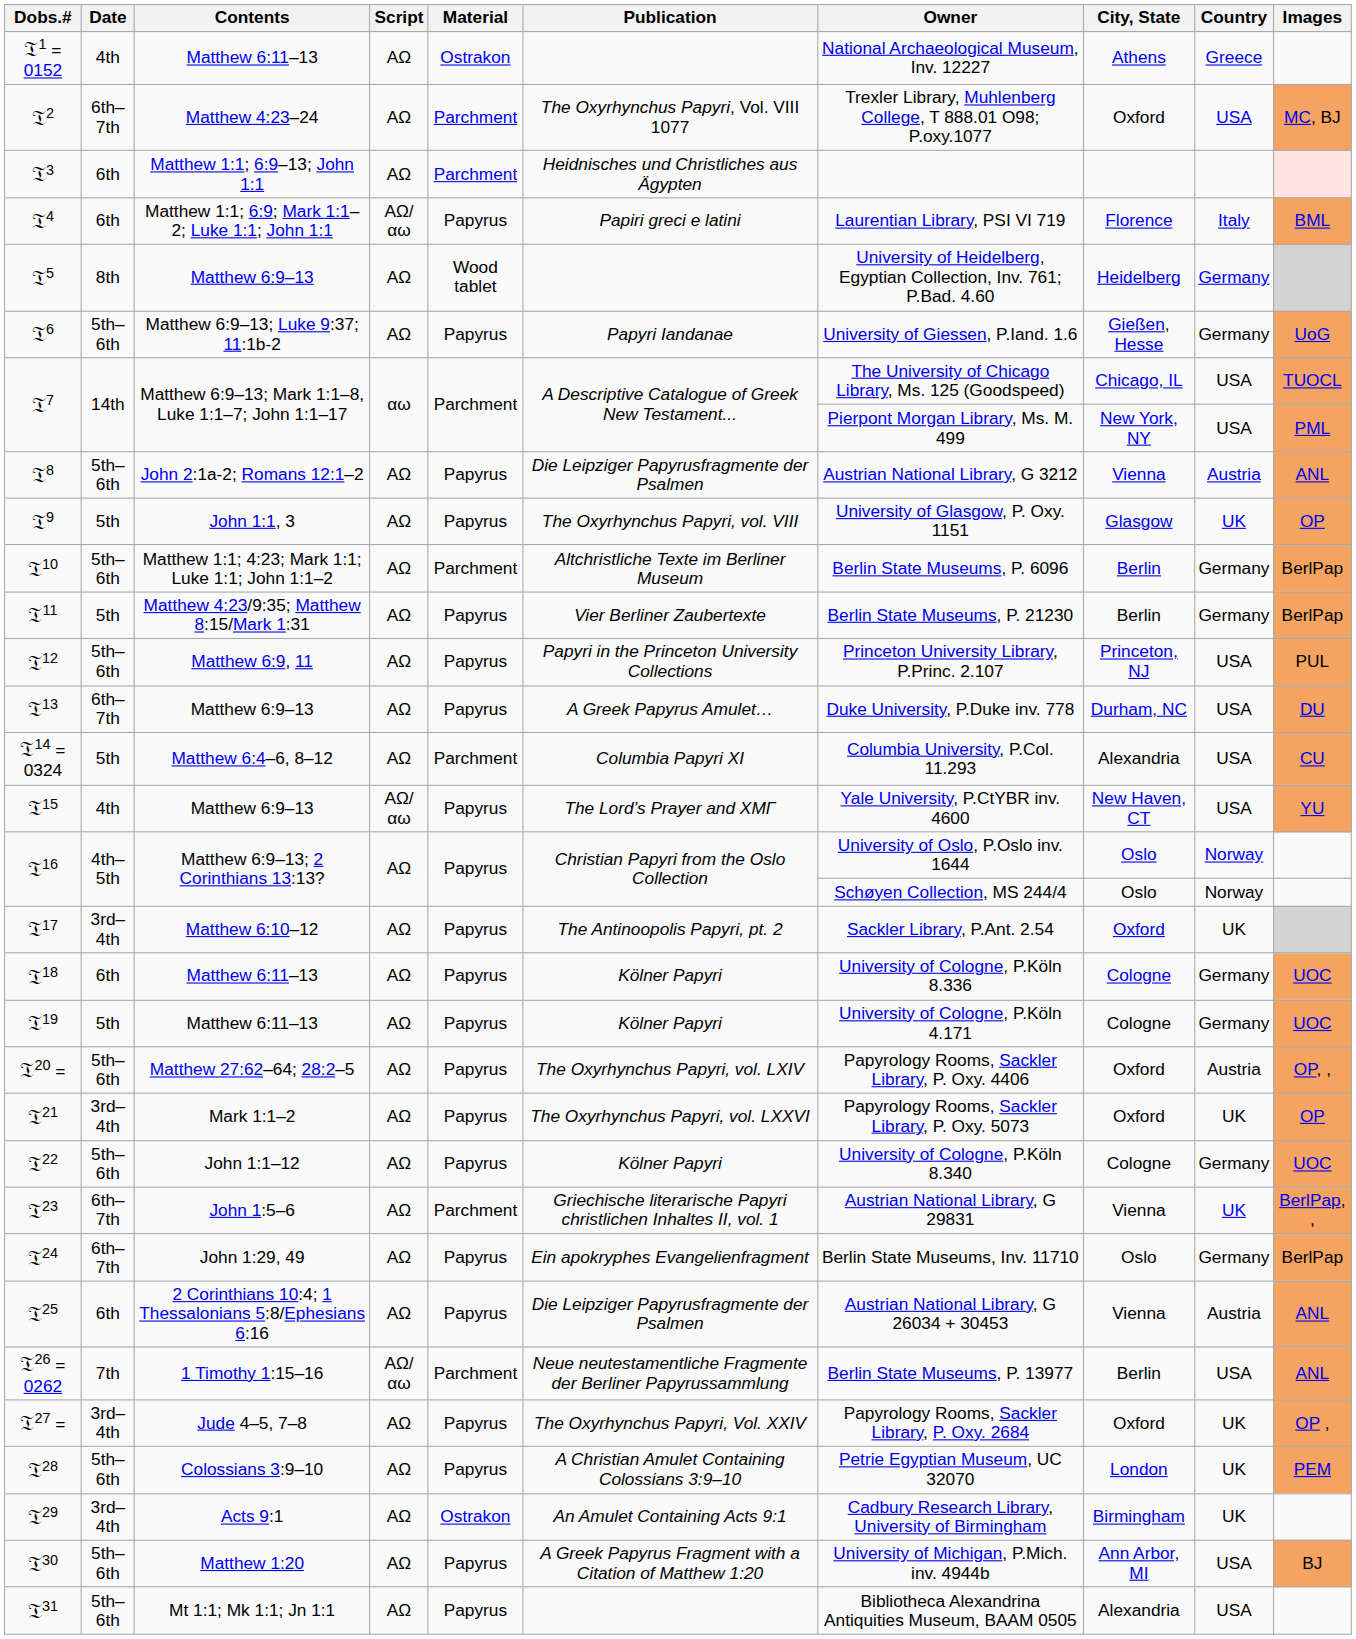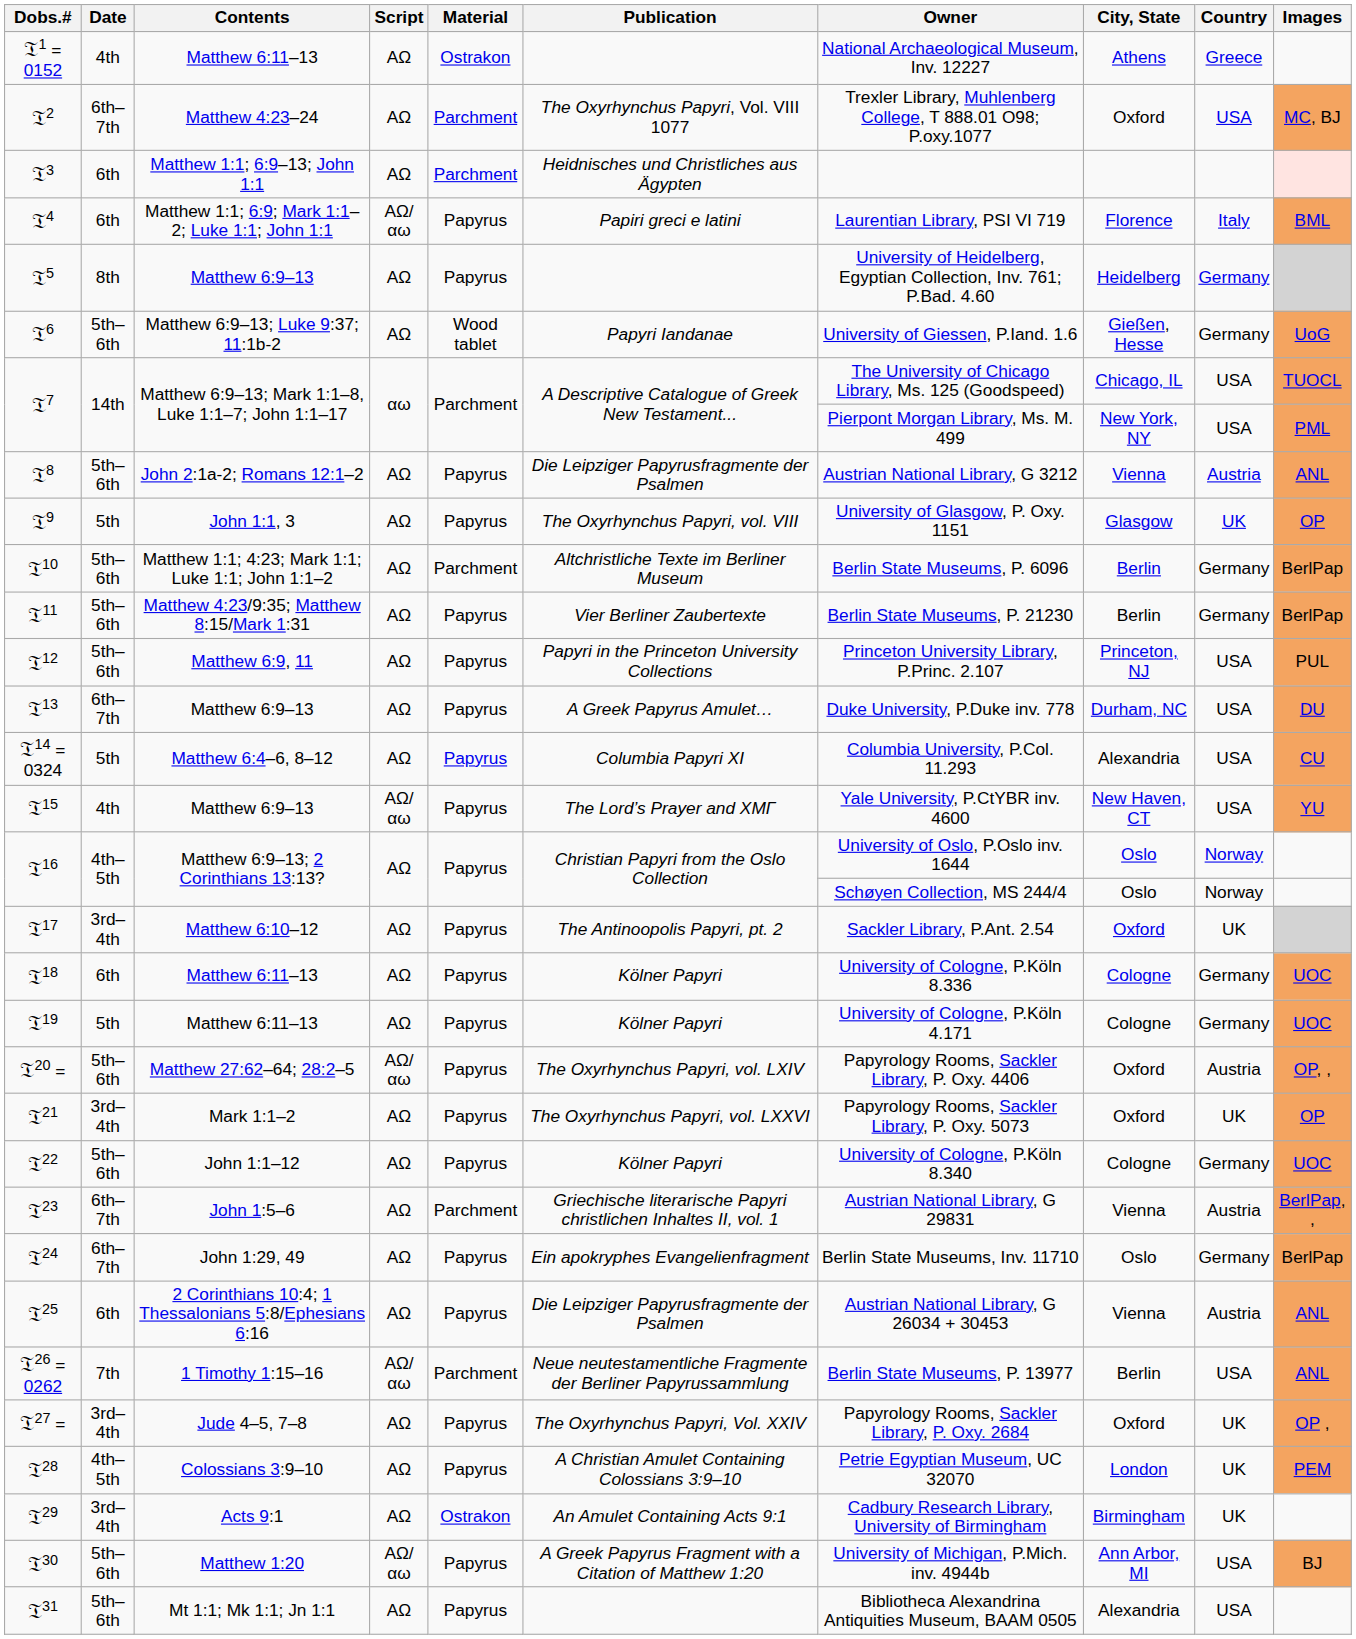(475, 277) Wood tablet -> (475, 277) Papyrus
(475, 334) Papyrus -> (475, 334) Wood tablet
(108, 615) 5th -> (108, 615) 5th–6th
(475, 758) Parchment -> (475, 758) Papyrus
(399, 1070) ΑΩ -> (399, 1070) ΑΩ/αω
(1234, 1210) UK -> (1234, 1210) Austria
(108, 1469) 5th–6th -> (108, 1469) 4th–5th
(399, 1563) ΑΩ -> (399, 1563) ΑΩ/αω
